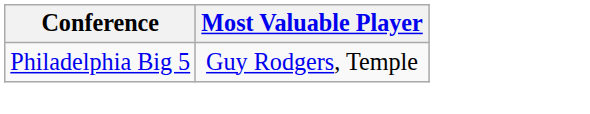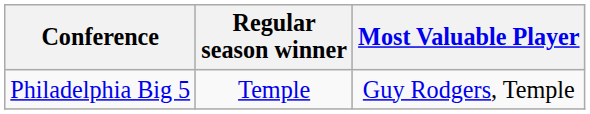+ column: (274, 37)
